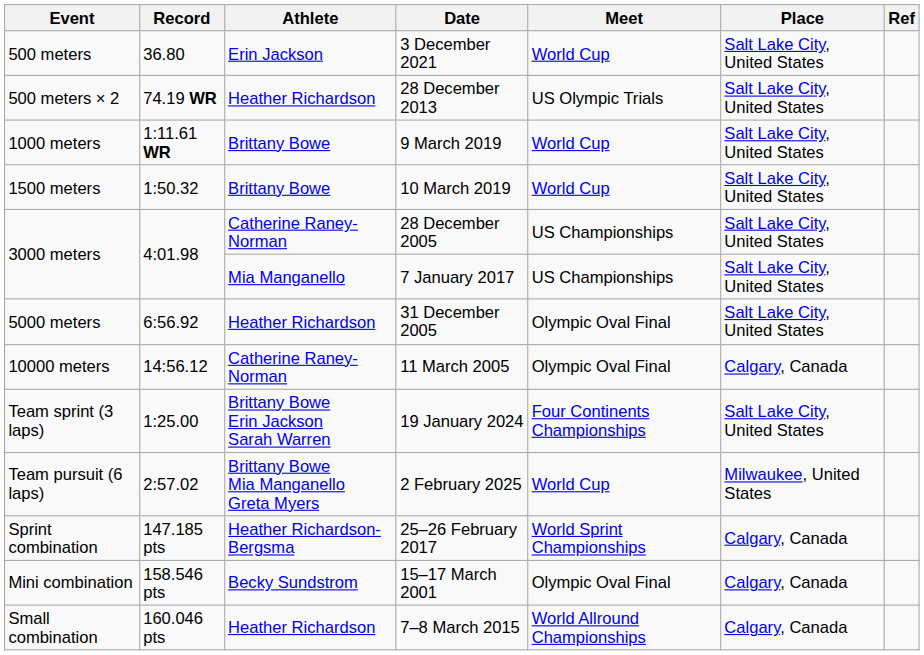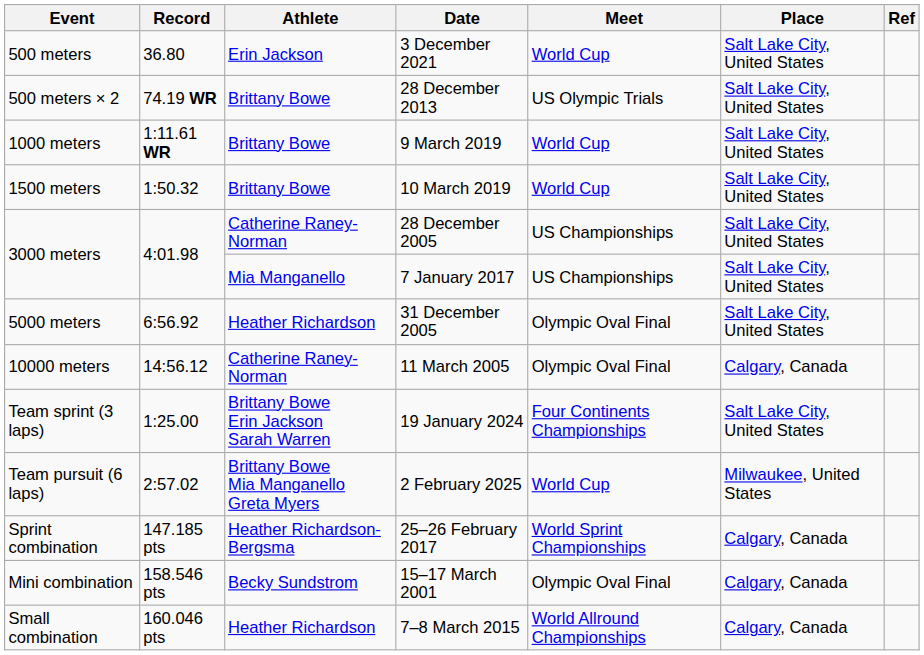(302, 98) Heather Richardson -> (279, 98) Brittany Bowe
